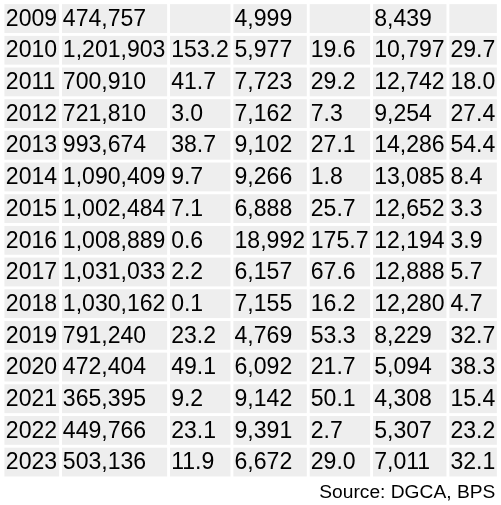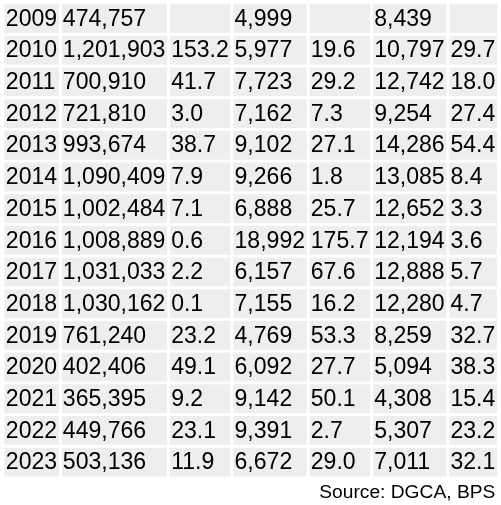(187, 176) 9.7 -> (187, 176) 7.9
(466, 240) 3.9 -> (466, 240) 3.6
(105, 335) 791,240 -> (105, 335) 761,240
(403, 335) 8,229 -> (403, 335) 8,259
(105, 366) 472,404 -> (105, 366) 402,406
(333, 366) 21.7 -> (333, 366) 27.7
